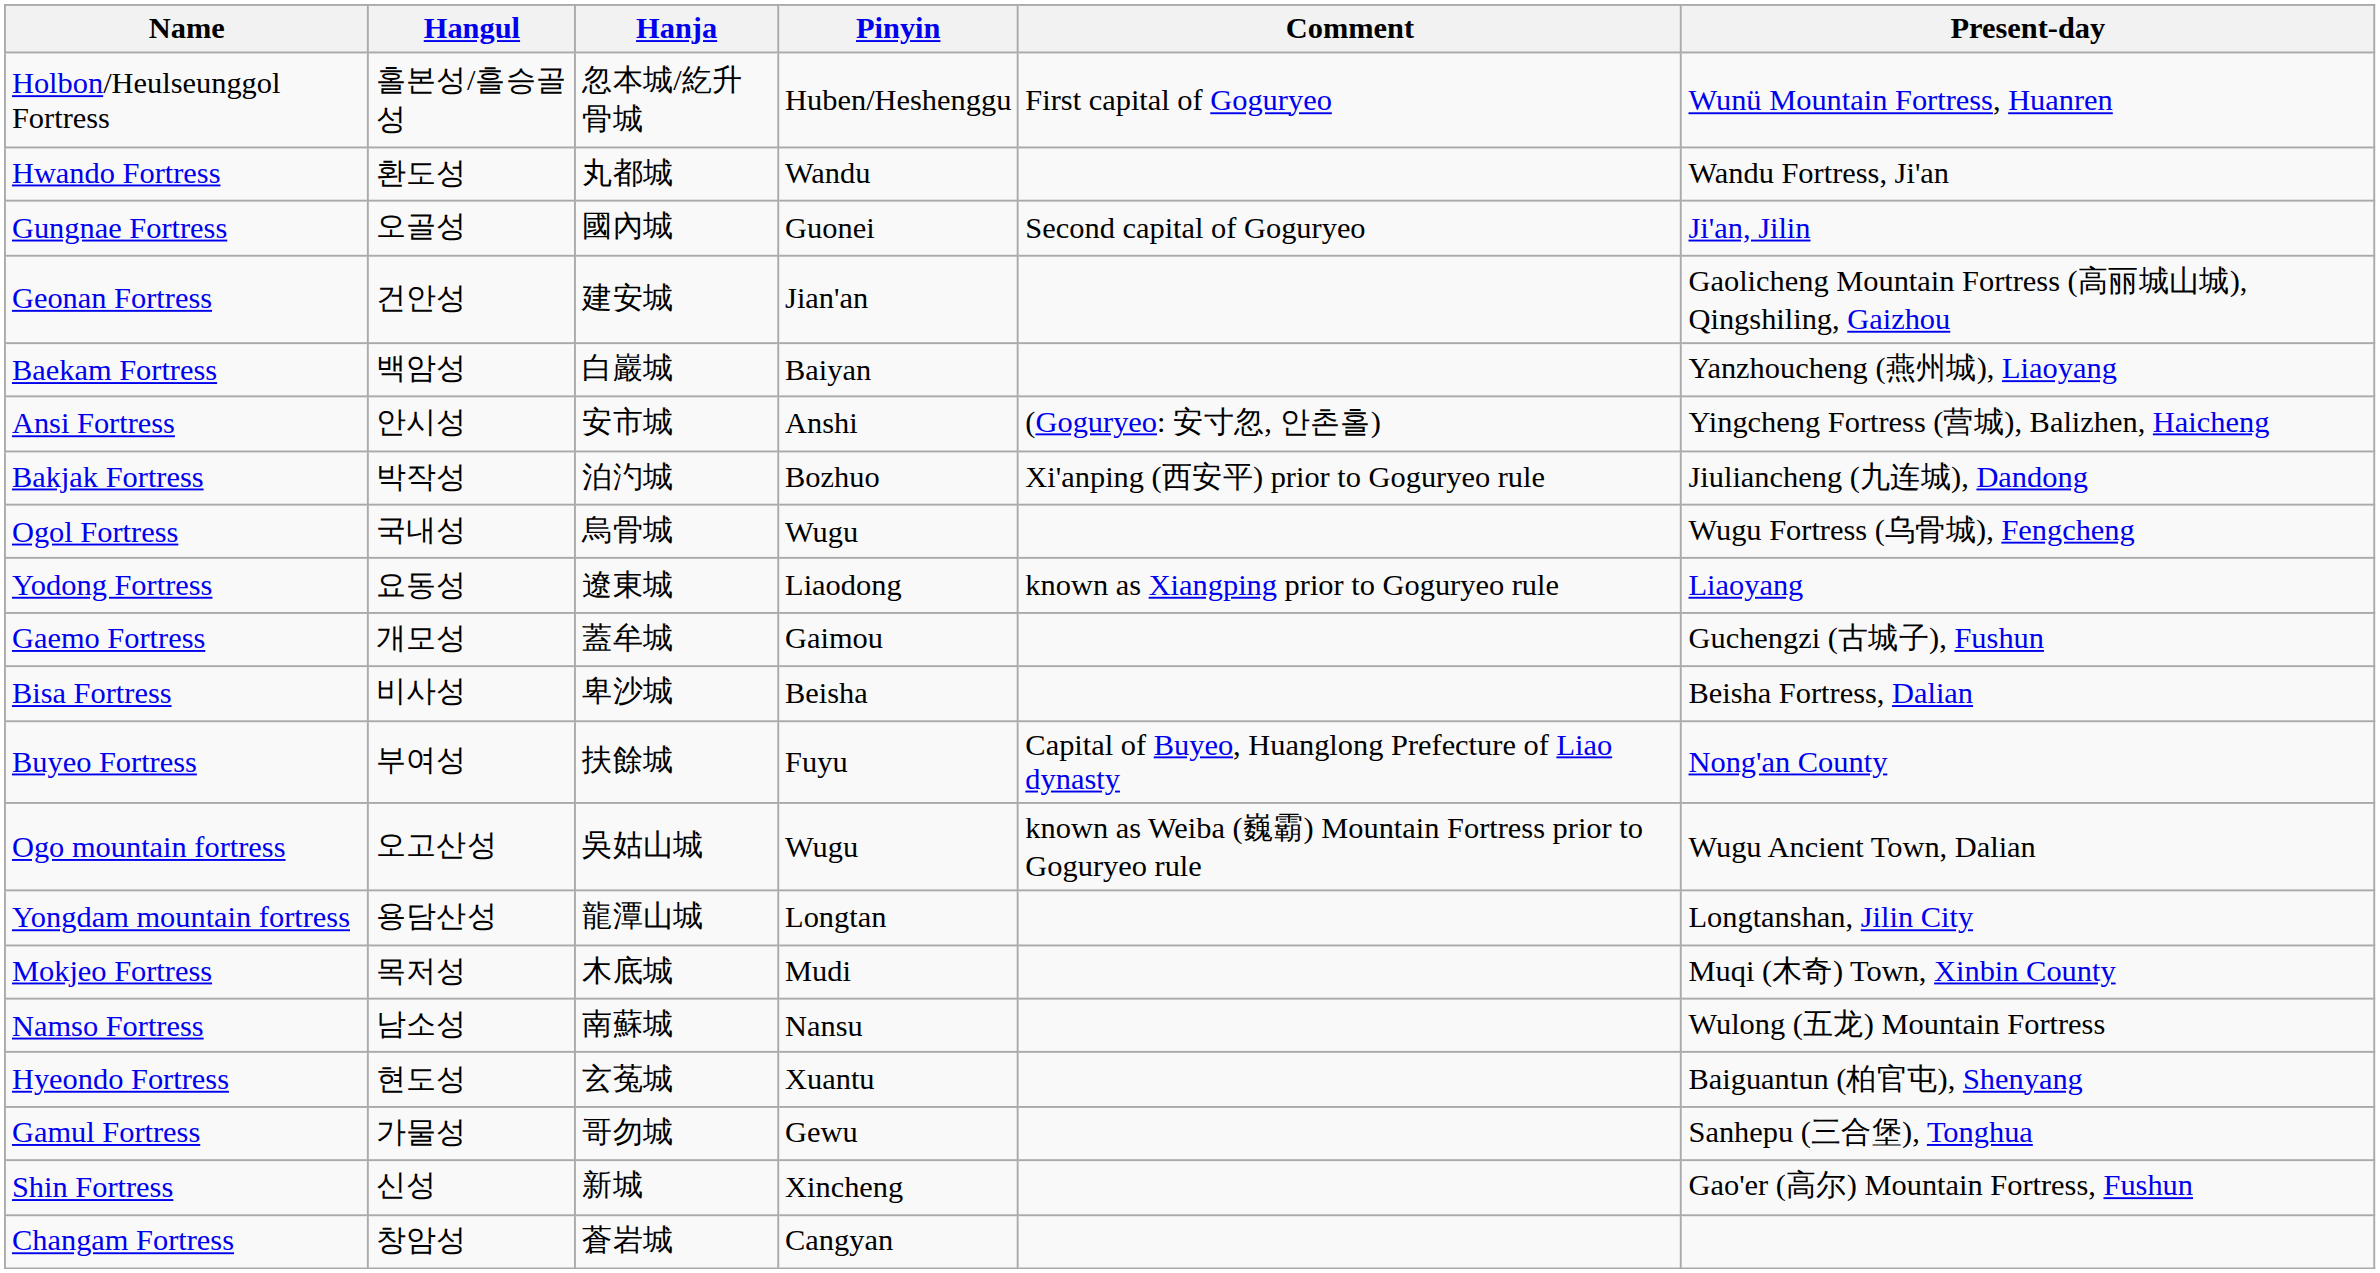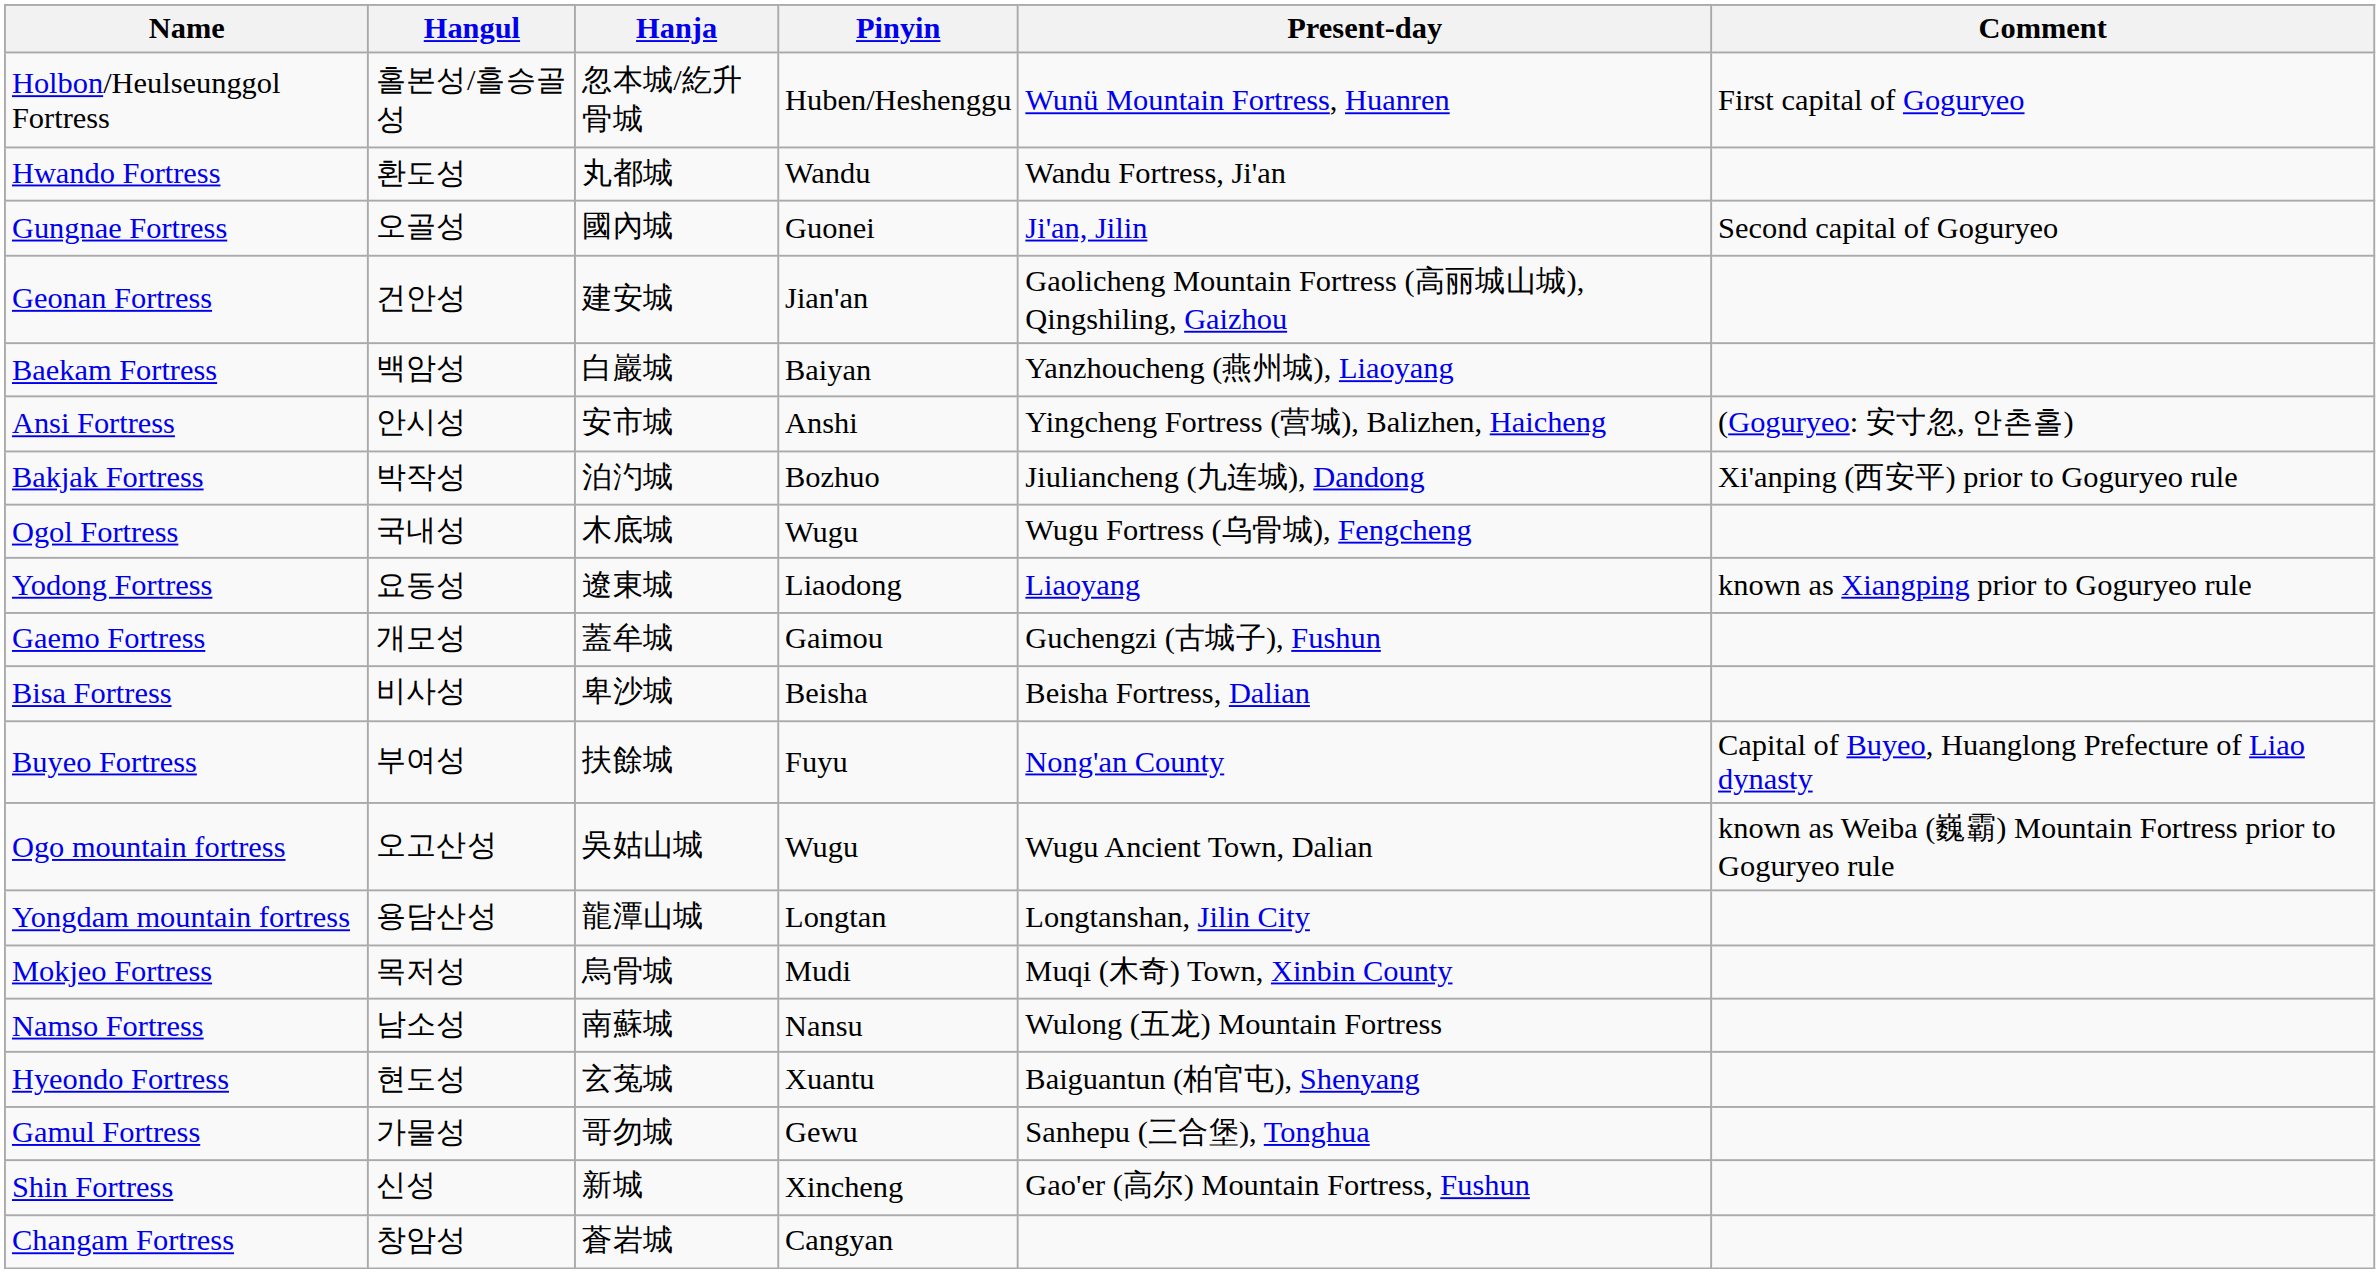columns swapped: (2028, 28) <-> (1350, 28)
(628, 530) 烏骨城 -> (628, 530) 木底城
(628, 970) 木底城 -> (628, 970) 烏骨城
